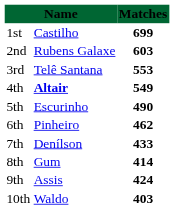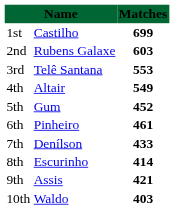(51, 87) bold -> (49, 87) normal
(61, 106) Escurinho -> (47, 106) Gum
(143, 106) 490 -> (143, 106) 452
(143, 124) 462 -> (143, 124) 461
(47, 161) Gum -> (61, 161) Escurinho
(143, 180) 424 -> (143, 180) 421
